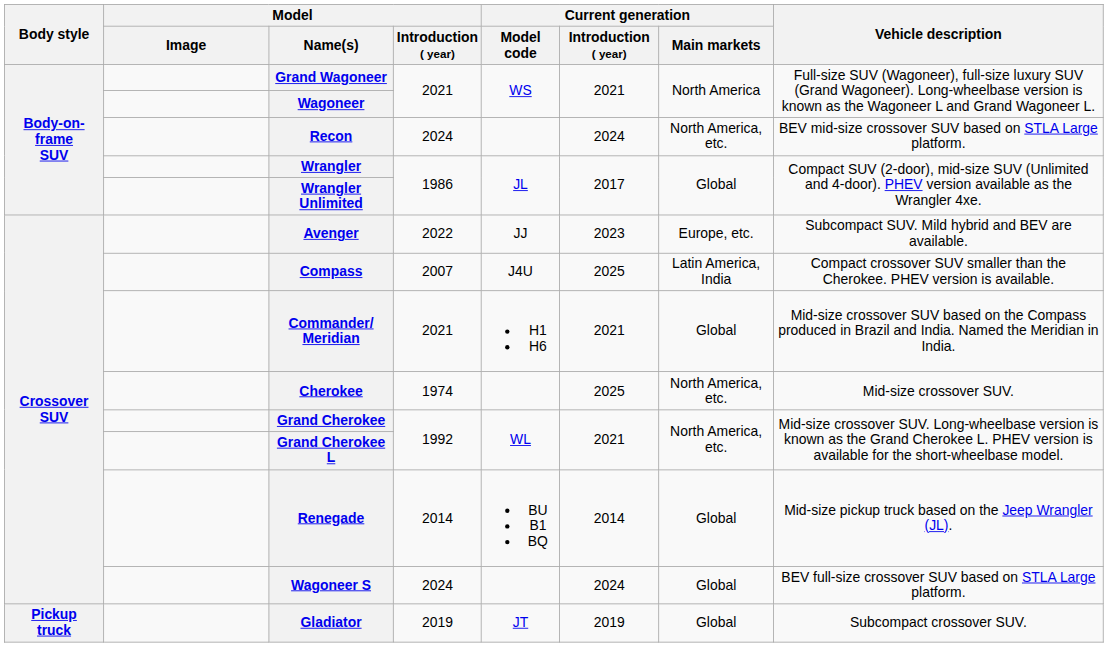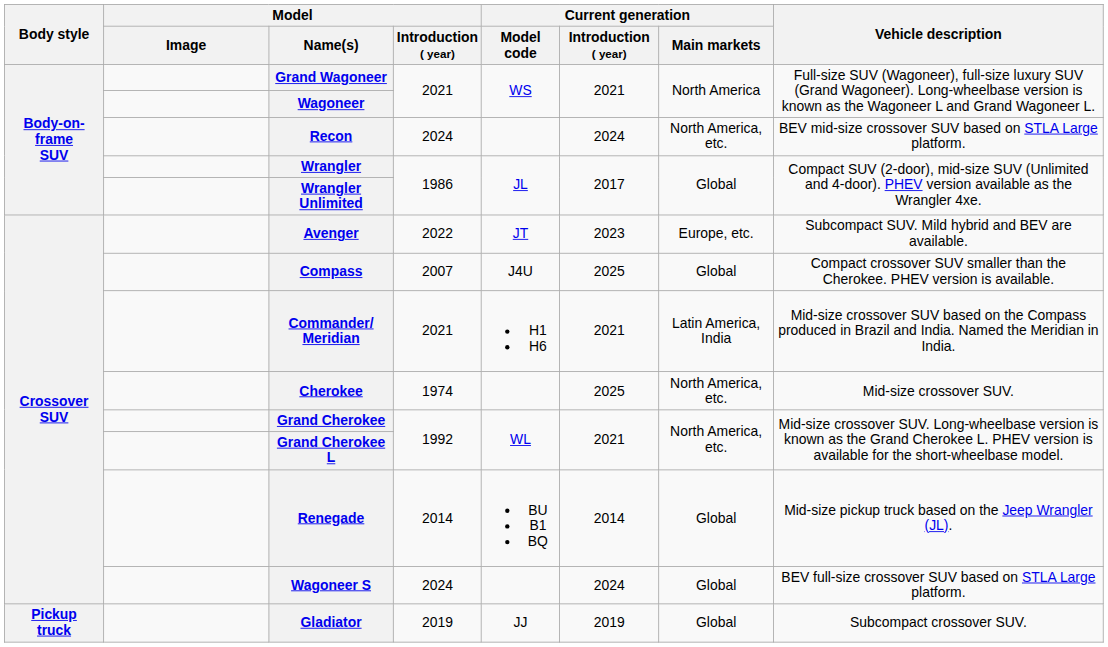(520, 234) JJ -> (520, 234) JT
(716, 271) Latin America, India -> (716, 271) Global
(716, 331) Global -> (716, 331) Latin America, India
(520, 623) JT -> (520, 623) JJ
